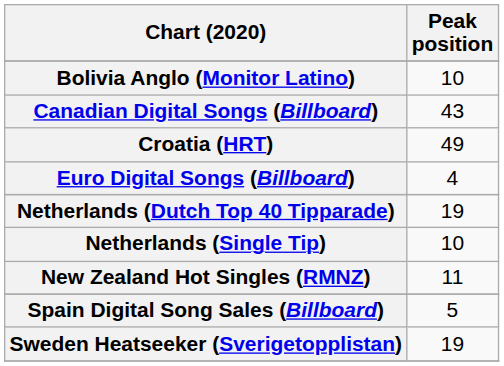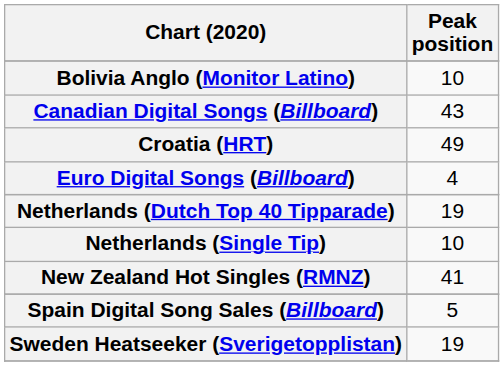(452, 277) 11 -> (452, 277) 41
